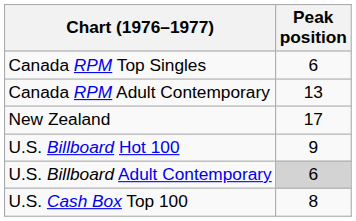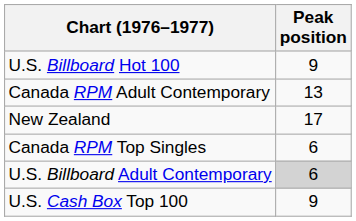rows swapped: (107, 65) <-> (94, 147)
(313, 202) 8 -> (313, 202) 9
